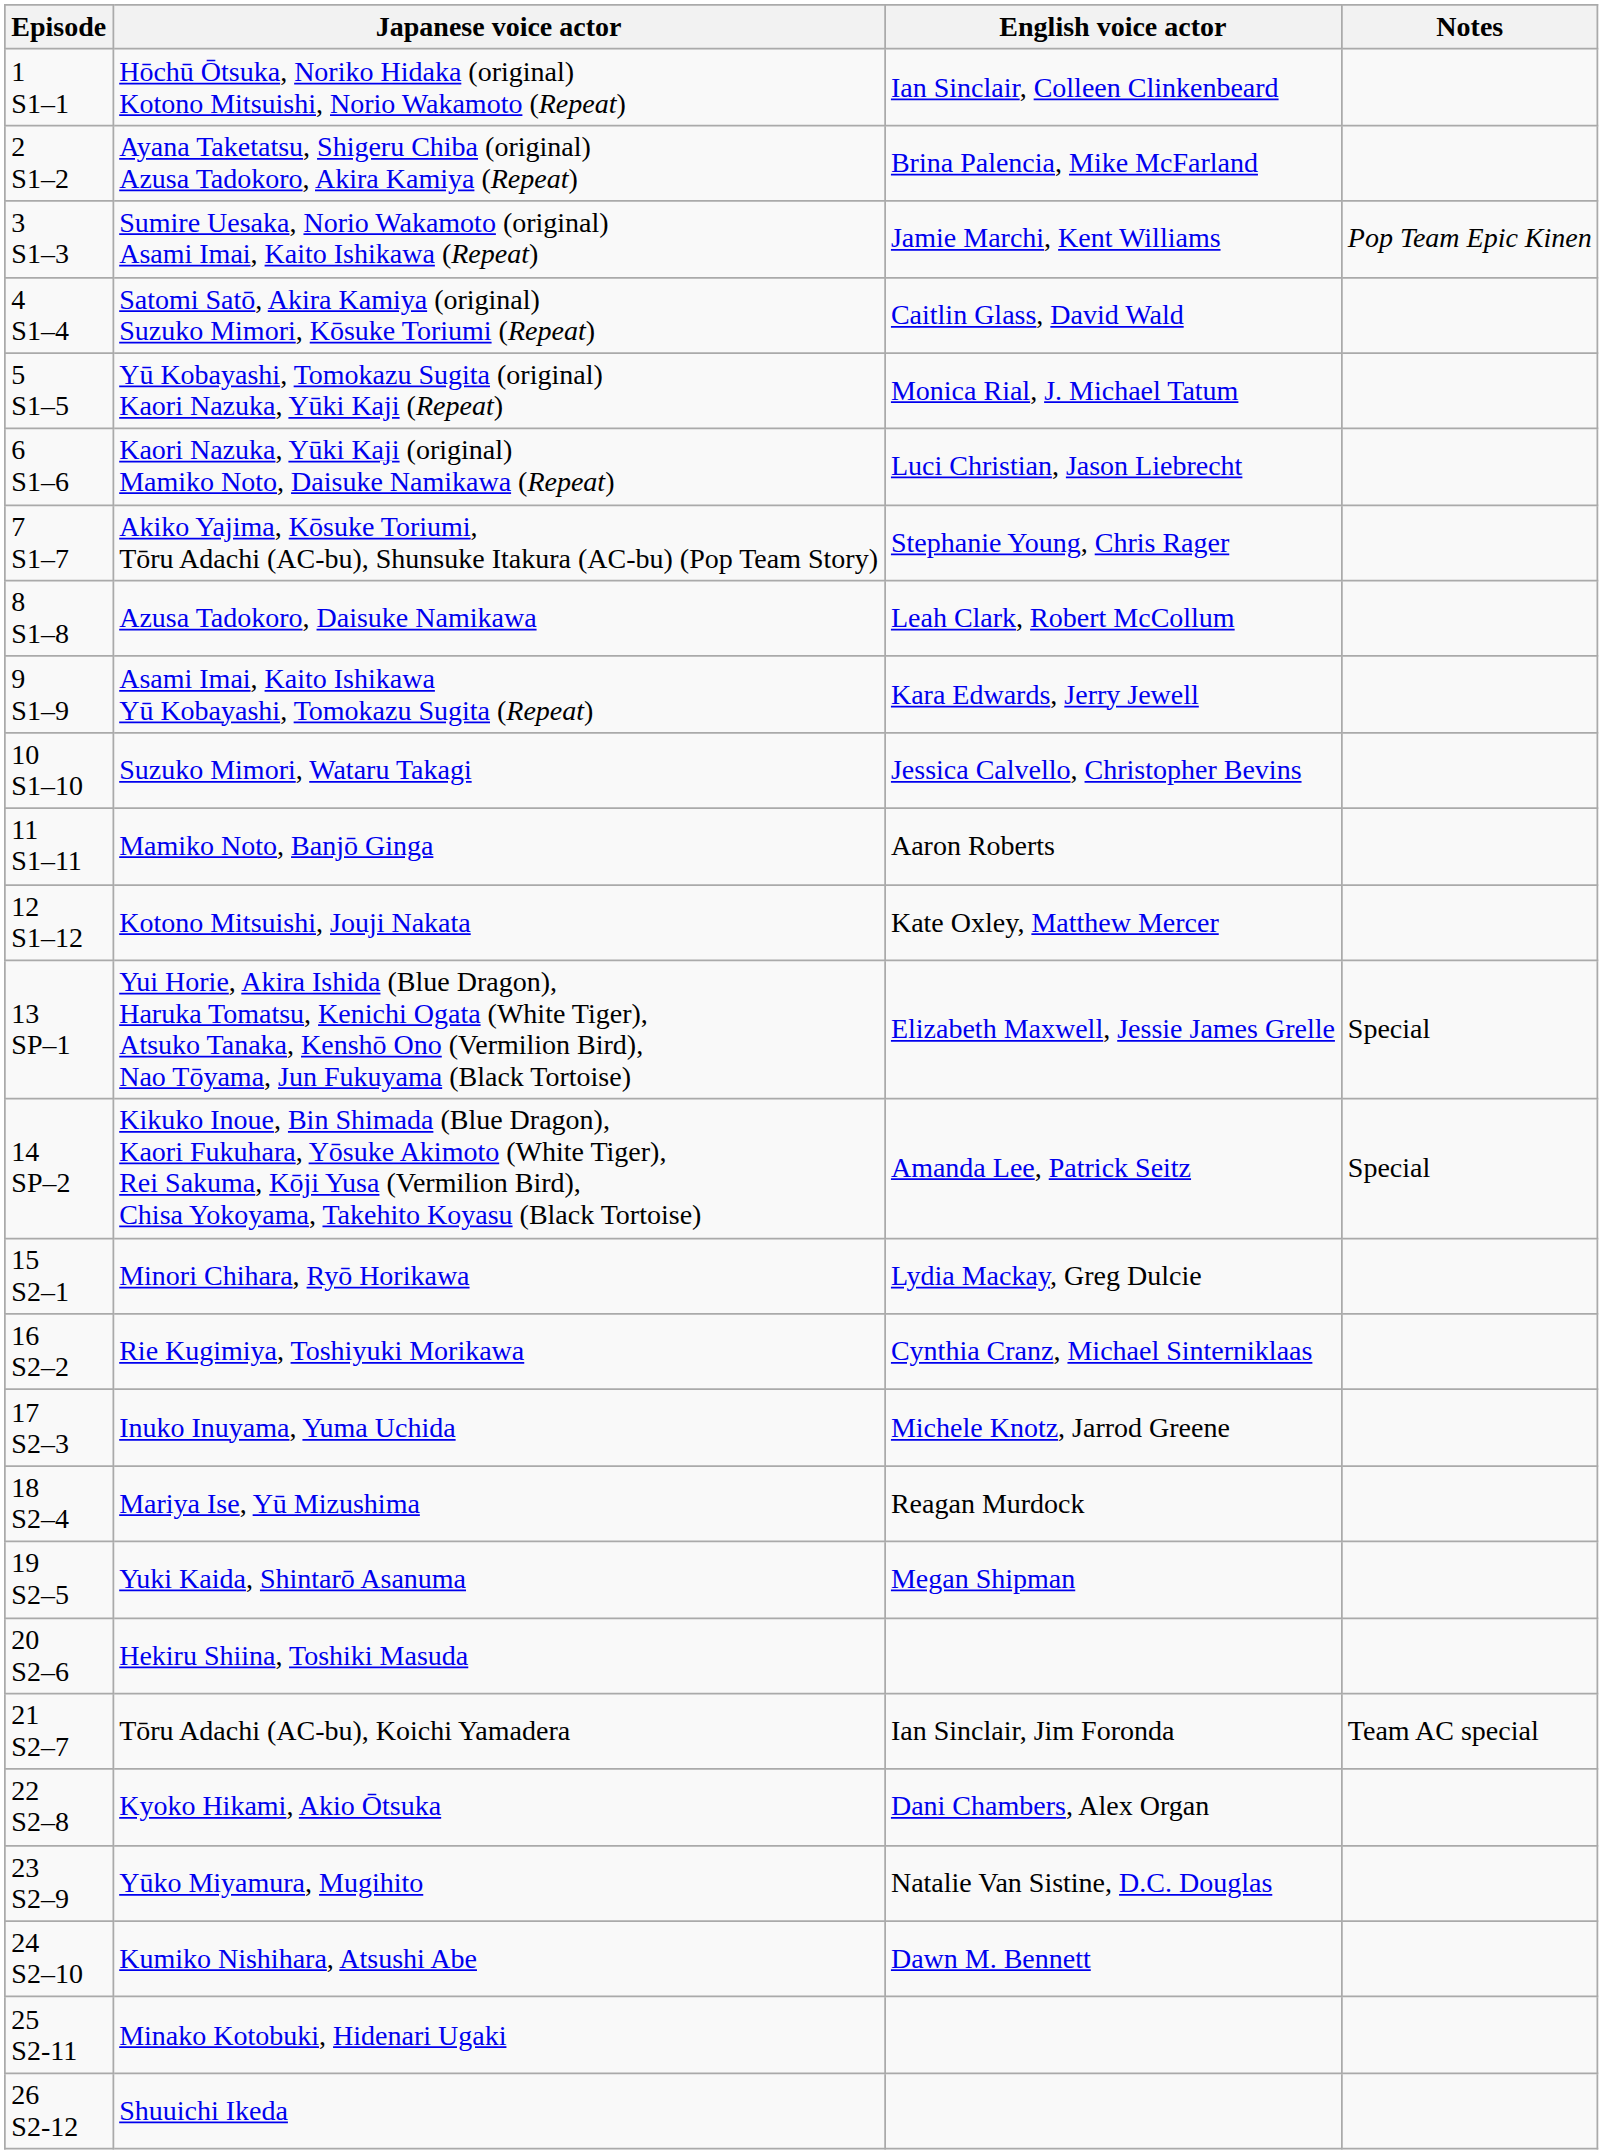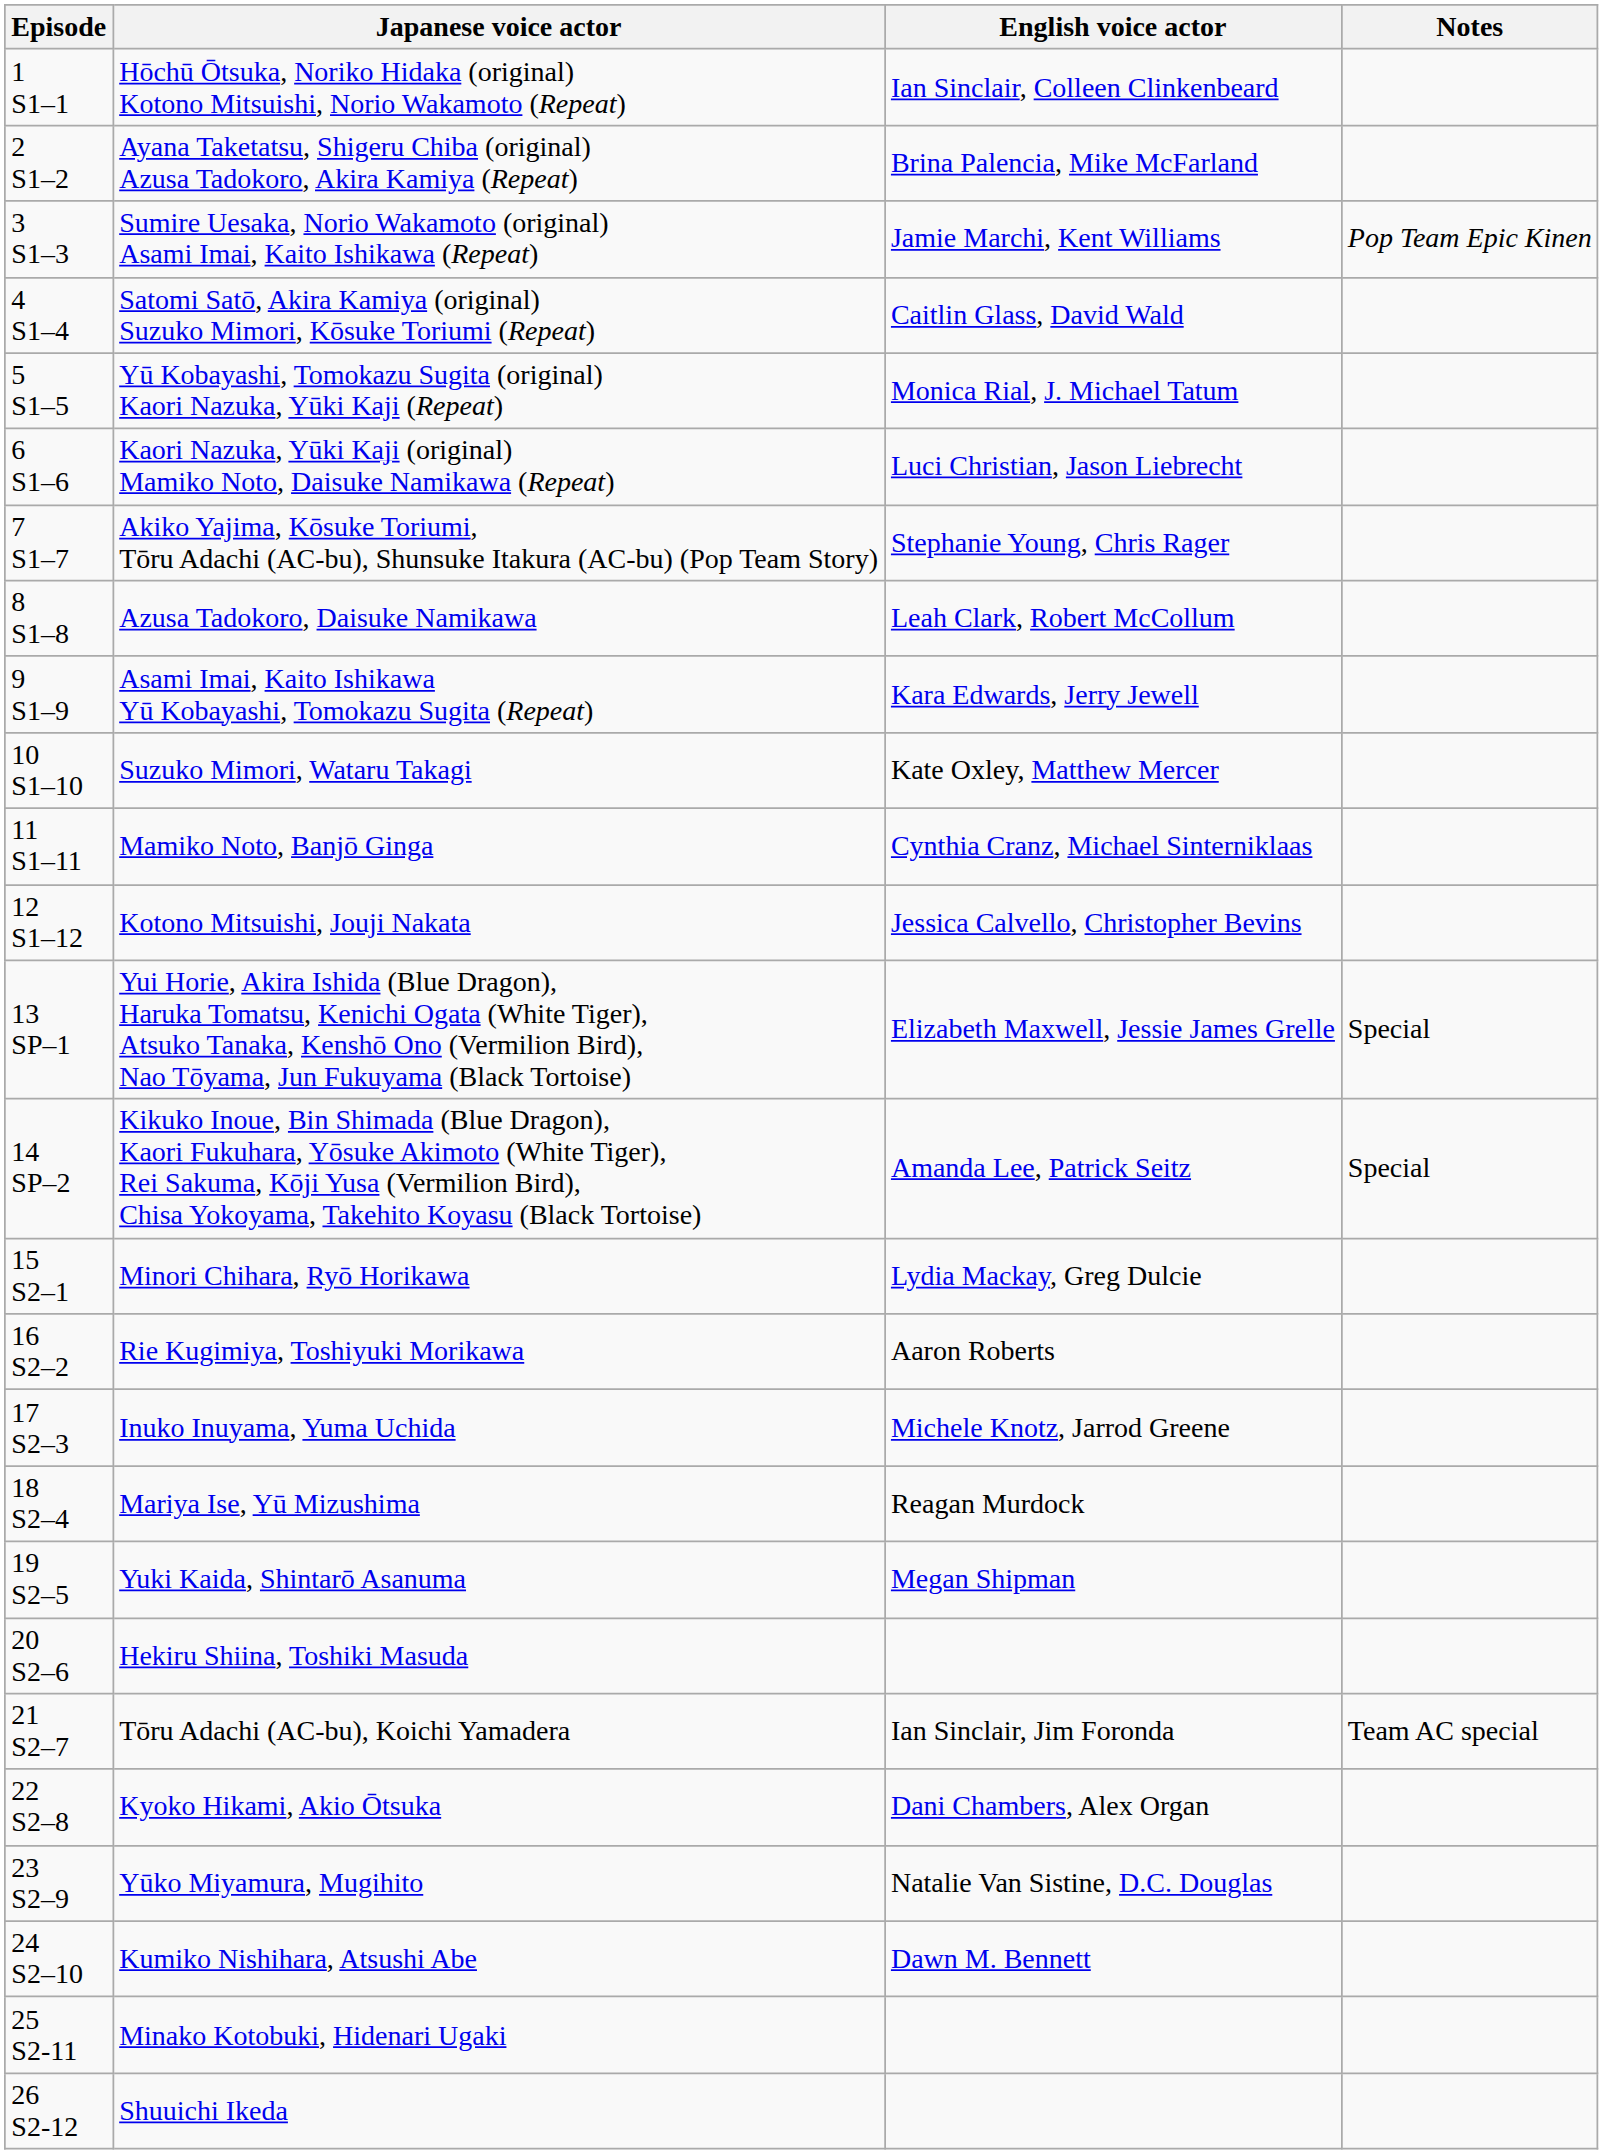(1096, 770) Jessica Calvello, Christopher Bevins -> (1055, 770) Kate Oxley, Matthew Mercer
(973, 845) Aaron Roberts -> (1102, 845) Cynthia Cranz, Michael Sinterniklaas
(1055, 921) Kate Oxley, Matthew Mercer -> (1096, 921) Jessica Calvello, Christopher Bevins
(1102, 1351) Cynthia Cranz, Michael Sinterniklaas -> (973, 1351) Aaron Roberts
